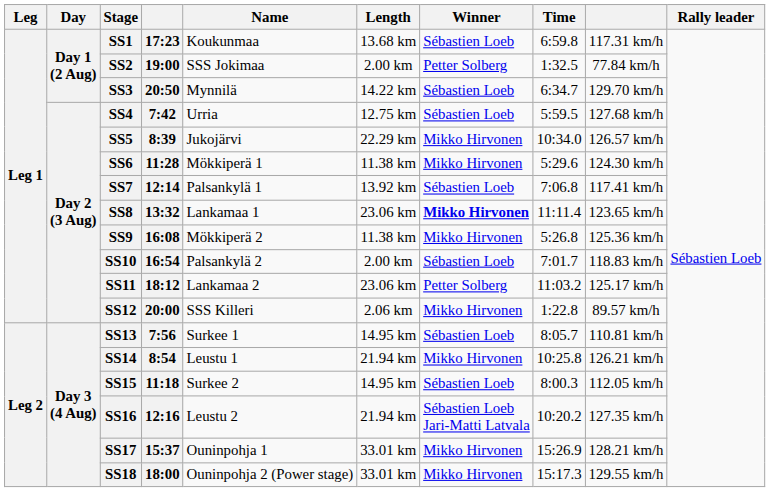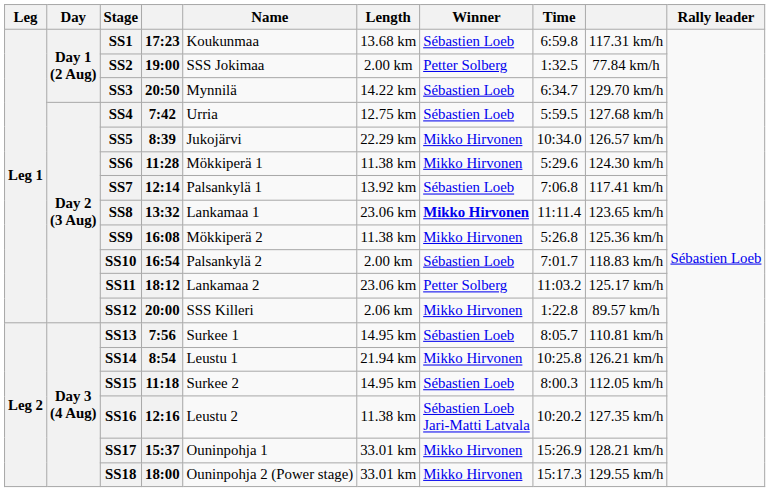(388, 417) 21.94 km -> (388, 417) 11.38 km
